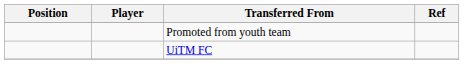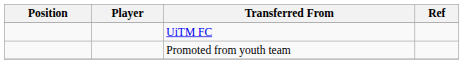rows swapped: (189, 50) <-> (229, 31)
